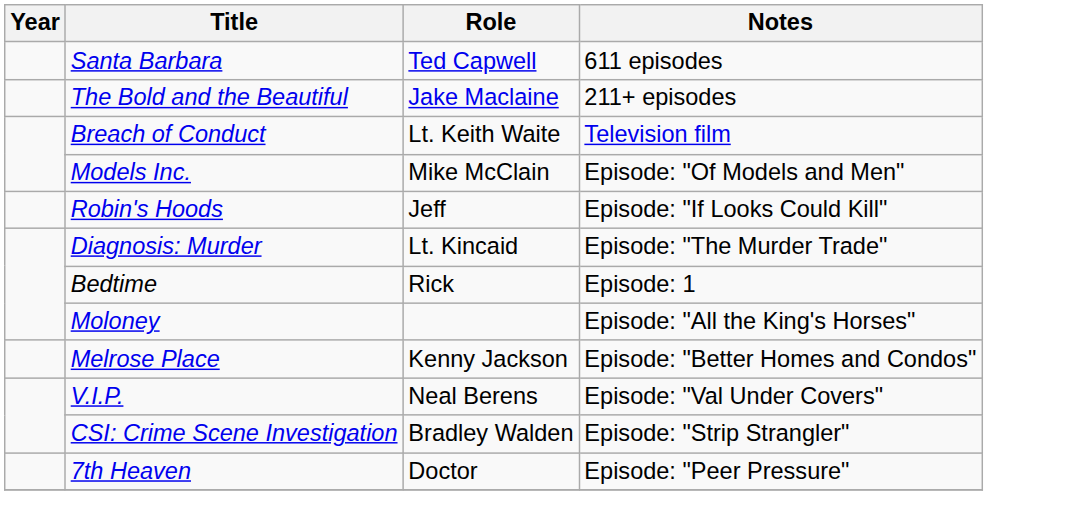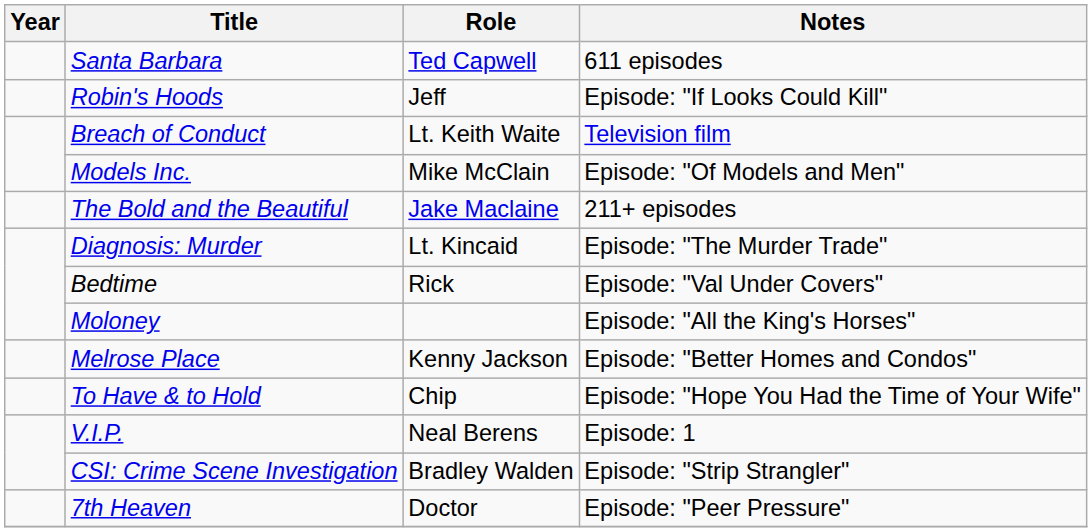rows swapped: (209, 97) <-> (147, 209)
(640, 284) Episode: 1 -> (734, 284) Episode: "Val Under Covers"
+ row: (166, 396)
(734, 396) Episode: "Val Under Covers" -> (640, 433) Episode: 1
